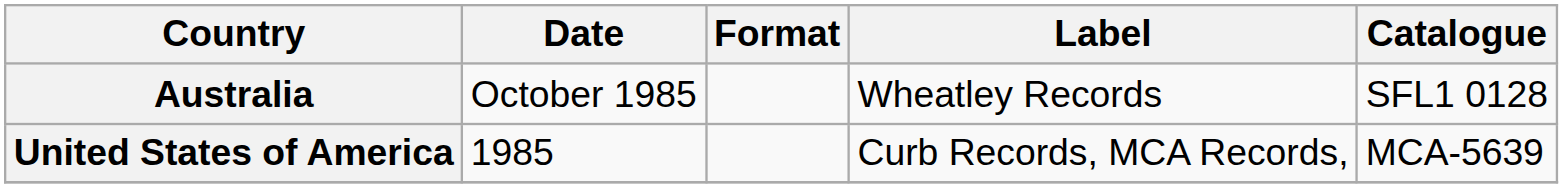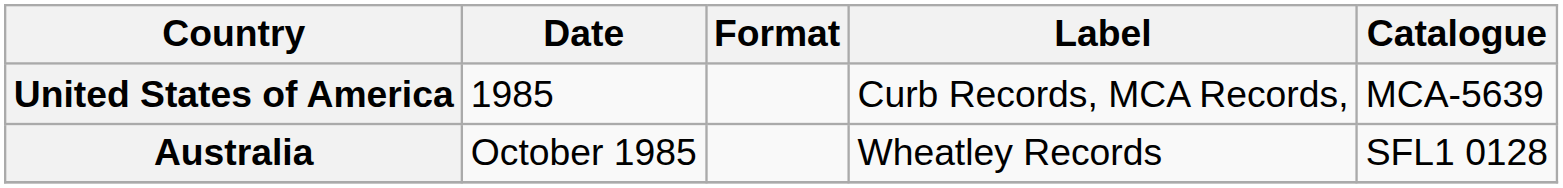rows swapped: (234, 93) <-> (234, 152)
